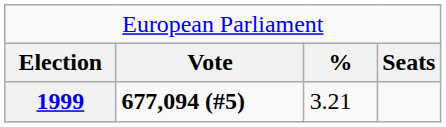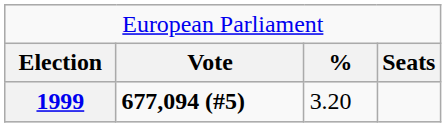(331, 100) 3.21 -> (331, 100) 3.20
